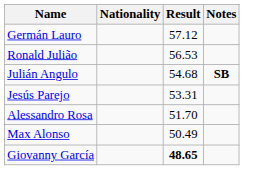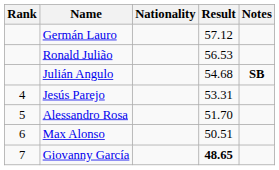+ column: (22, 14)
(183, 134) 50.49 -> (219, 134) 50.51
